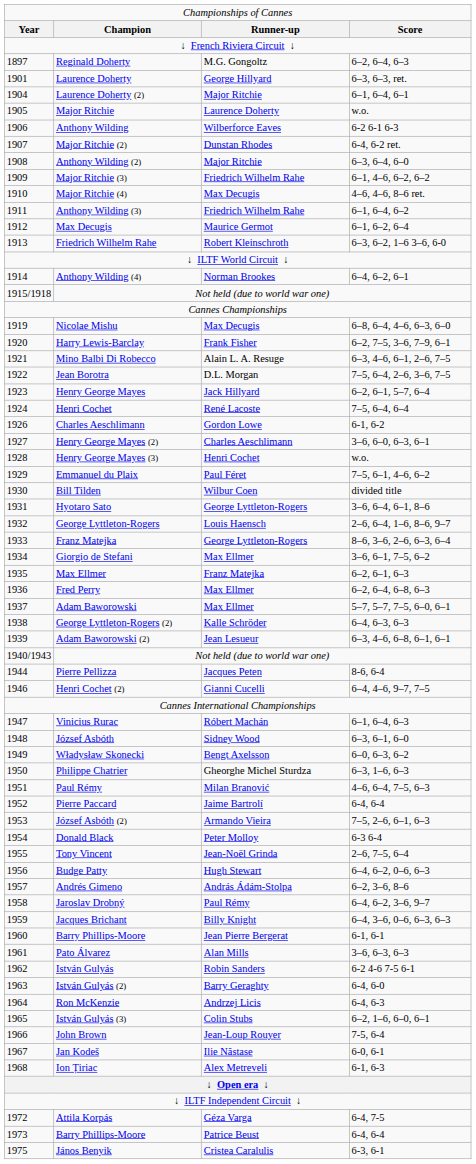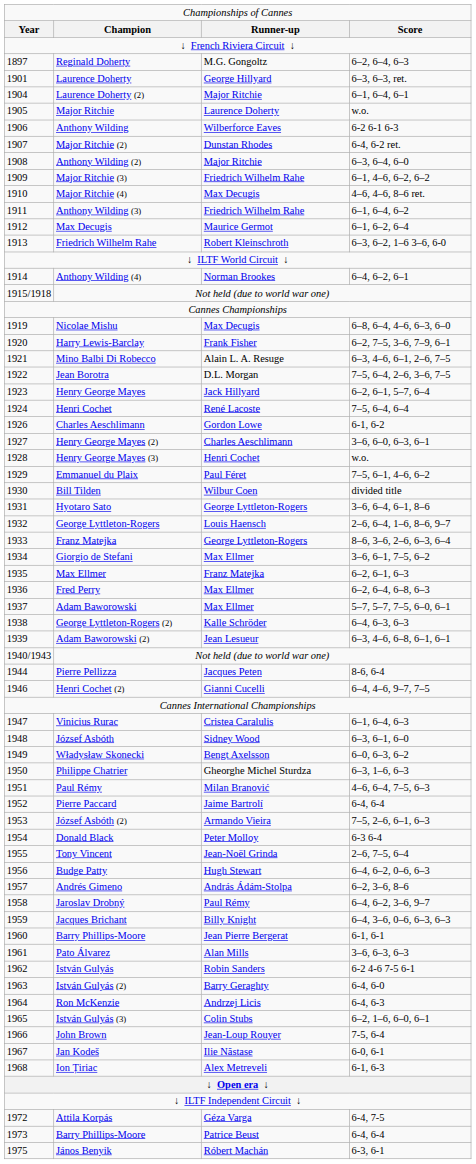(236, 721) Róbert Machán -> (239, 721) Cristea Caralulis
(239, 1150) Cristea Caralulis -> (236, 1150) Róbert Machán
